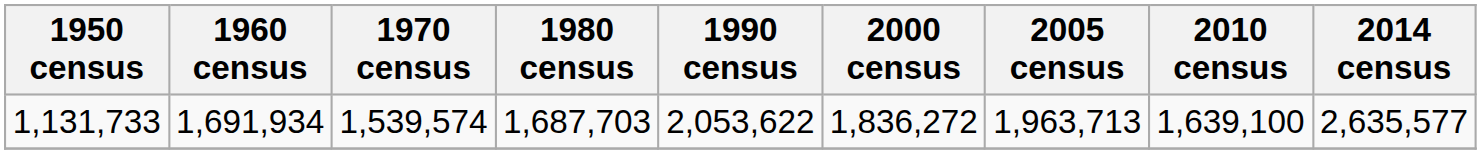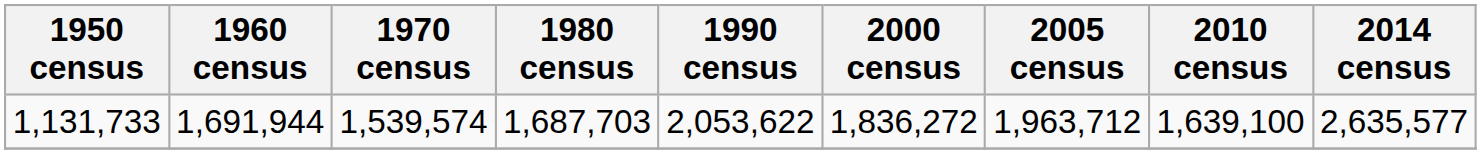(250, 121) 1,691,934 -> (250, 121) 1,691,944
(1067, 121) 1,963,713 -> (1067, 121) 1,963,712
